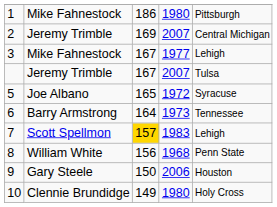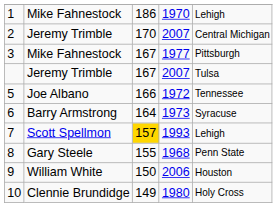(176, 14) 1980 -> (176, 14) 1970
(217, 14) Pittsburgh -> (210, 14) Lehigh
(146, 34) 169 -> (146, 34) 170
(210, 54) Lehigh -> (217, 54) Pittsburgh
(146, 93) 165 -> (146, 93) 166
(216, 93) Syracuse -> (219, 93) Tennessee
(219, 113) Tennessee -> (216, 113) Syracuse
(176, 133) 1983 -> (176, 133) 1993
(65, 152) William White -> (60, 152) Gary Steele
(146, 152) 156 -> (146, 152) 155
(60, 172) Gary Steele -> (65, 172) William White
